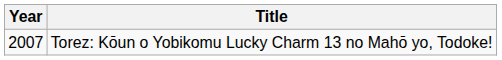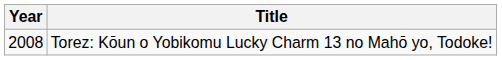(26, 42) 2007 -> (26, 42) 2008
